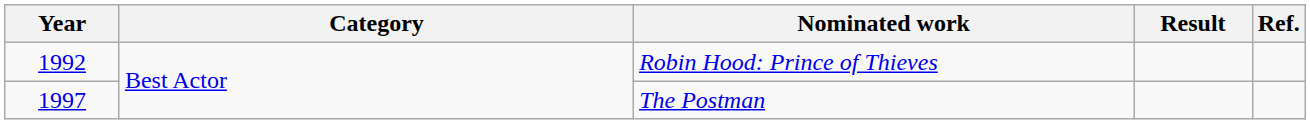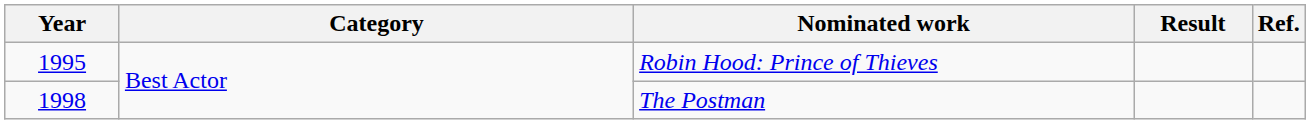(62, 61) 1992 -> (62, 61) 1995
(62, 99) 1997 -> (62, 99) 1998
